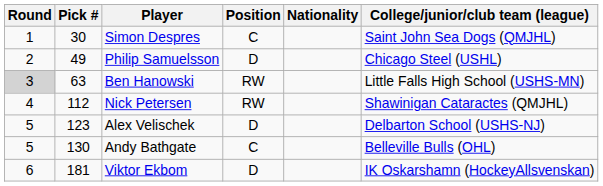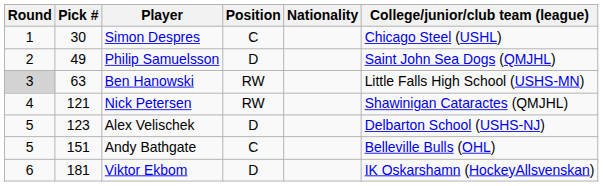(460, 37) Saint John Sea Dogs (QMJHL) -> (433, 37) Chicago Steel (USHL)
(433, 59) Chicago Steel (USHL) -> (460, 59) Saint John Sea Dogs (QMJHL)
(78, 103) 112 -> (78, 103) 121
(78, 147) 130 -> (78, 147) 151
